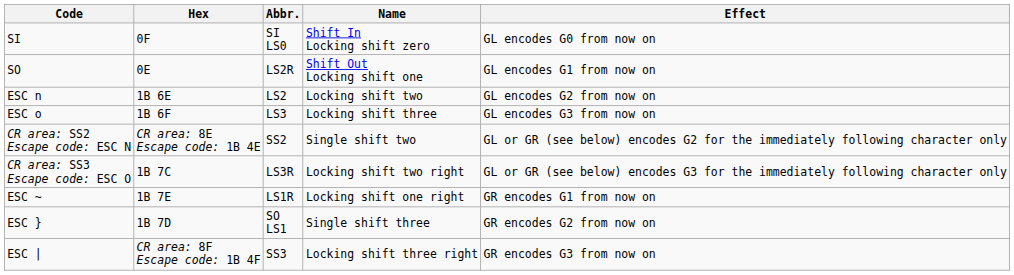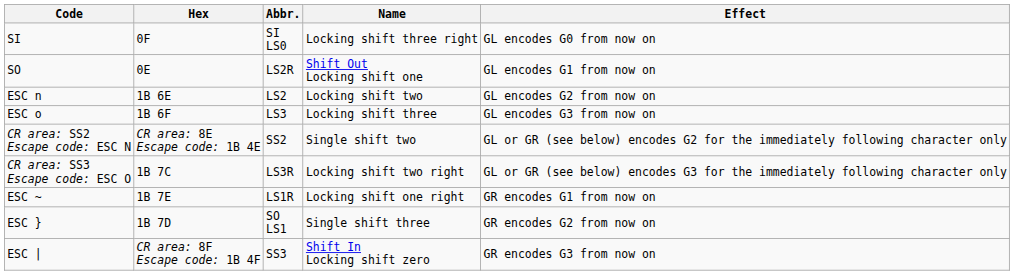(368, 39) Shift In Locking shift zero -> (392, 39) Locking shift three right
(392, 254) Locking shift three right -> (368, 254) Shift In Locking shift zero
